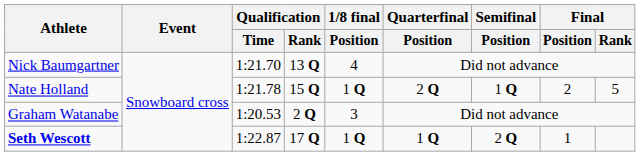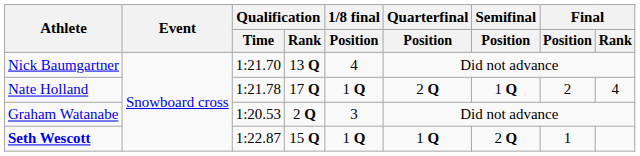(305, 90) 15 Q -> (305, 90) 17 Q
(615, 90) 5 -> (615, 90) 4
(305, 139) 17 Q -> (305, 139) 15 Q
